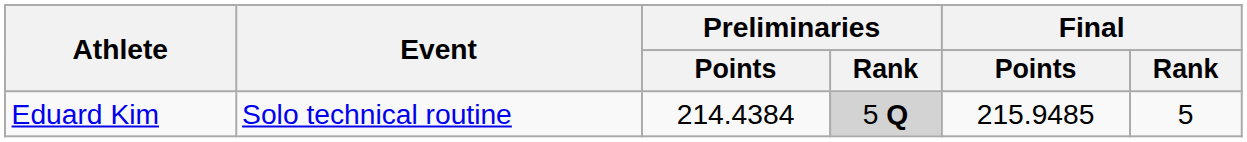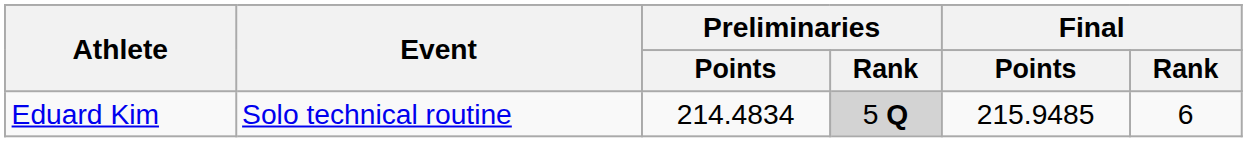(736, 114) 214.4384 -> (736, 114) 214.4834
(1186, 114) 5 -> (1186, 114) 6
